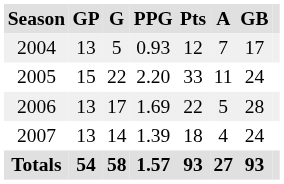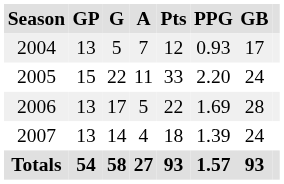columns swapped: (223, 18) <-> (153, 18)
